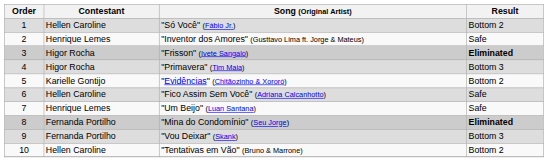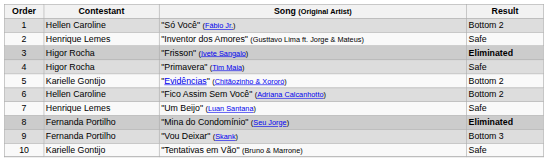(486, 67) Bottom 3 -> (478, 67) Safe
(478, 95) Safe -> (486, 95) Bottom 2
(76, 150) Hellen Caroline -> (76, 150) Karielle Gontijo
(486, 150) Bottom 2 -> (478, 150) Safe
